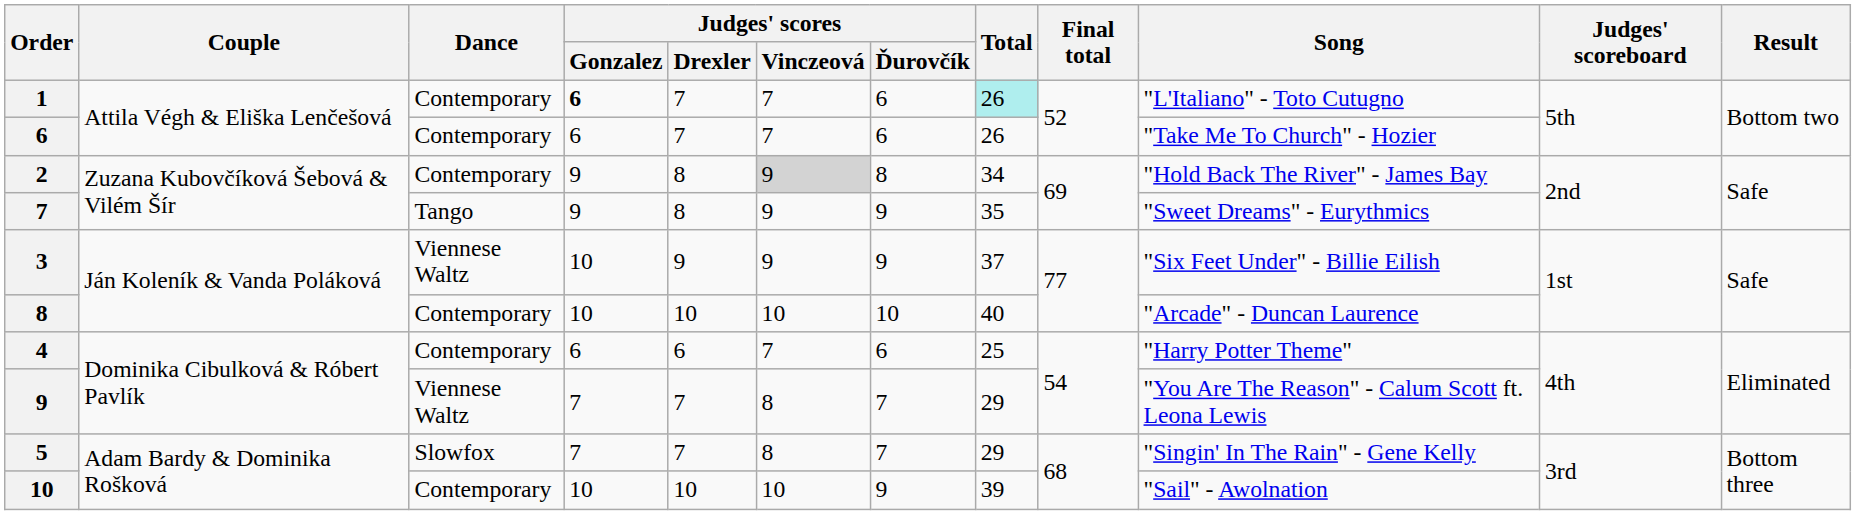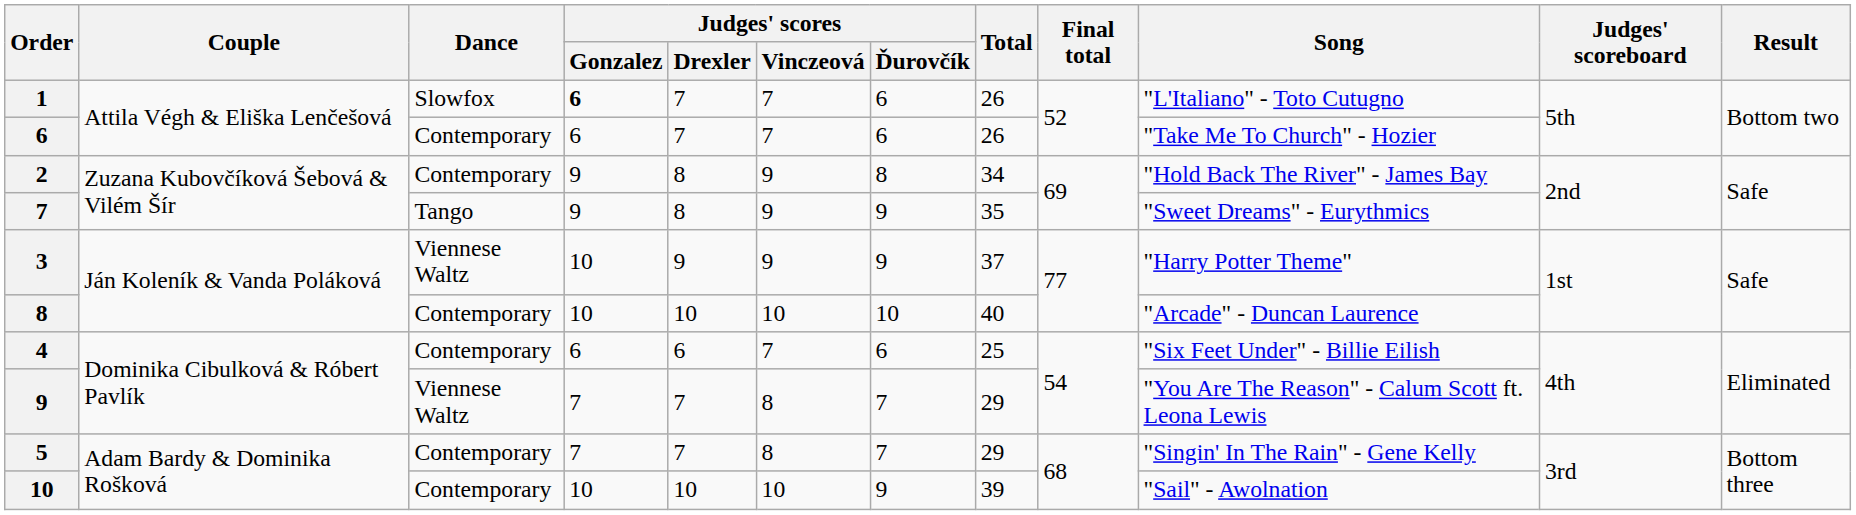(483, 98) Contemporary -> (455, 98) Slowfox
(993, 98) paleturquoise background -> (993, 98) no background
(767, 173) lightgrey background -> (767, 173) no background
(1292, 261) "Six Feet Under" - Billie Eilish -> (1248, 261) "Harry Potter Theme"
(1248, 350) "Harry Potter Theme" -> (1292, 350) "Six Feet Under" - Billie Eilish
(455, 452) Slowfox -> (483, 452) Contemporary
